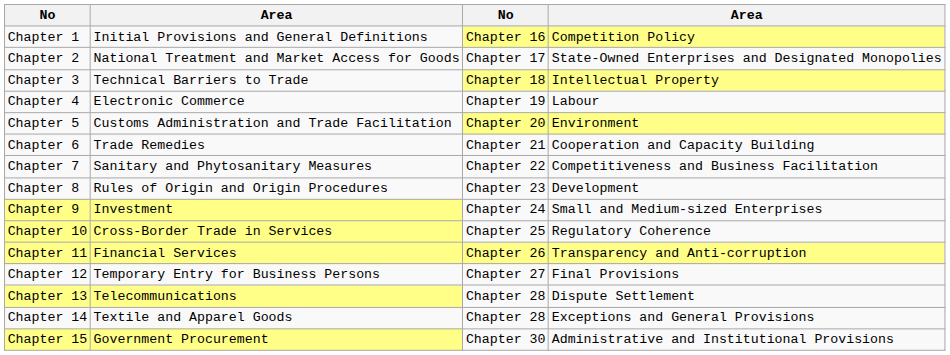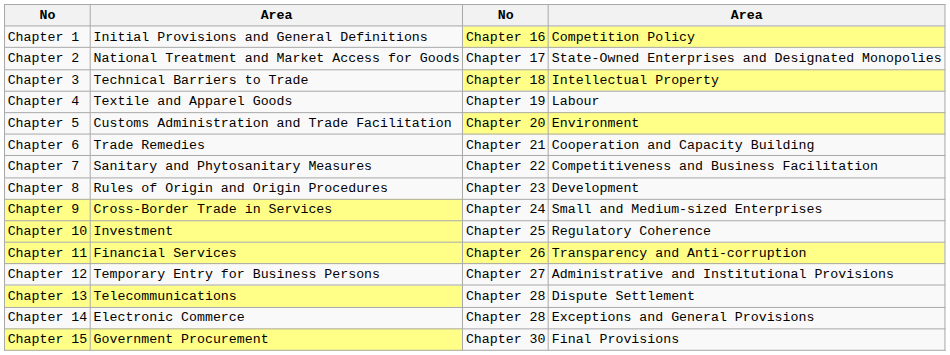(169, 102) Electronic Commerce -> (193, 102) Textile and Apparel Goods
(133, 210) Investment -> (213, 210) Cross-Border Trade in Services
(213, 231) Cross-Border Trade in Services -> (133, 231) Investment
(615, 275) Final Provisions -> (723, 275) Administrative and Institutional Provisions
(193, 318) Textile and Apparel Goods -> (169, 318) Electronic Commerce
(723, 339) Administrative and Institutional Provisions -> (615, 339) Final Provisions
